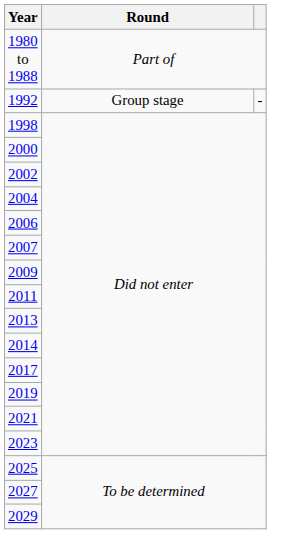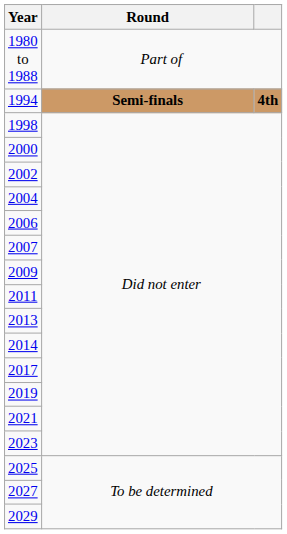- row: (23, 101)
+ row: (23, 101)
